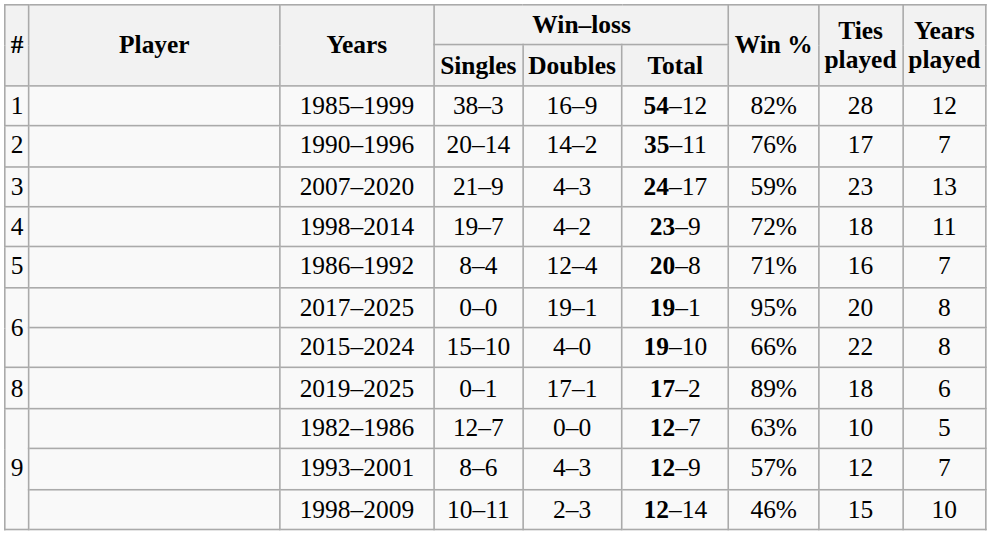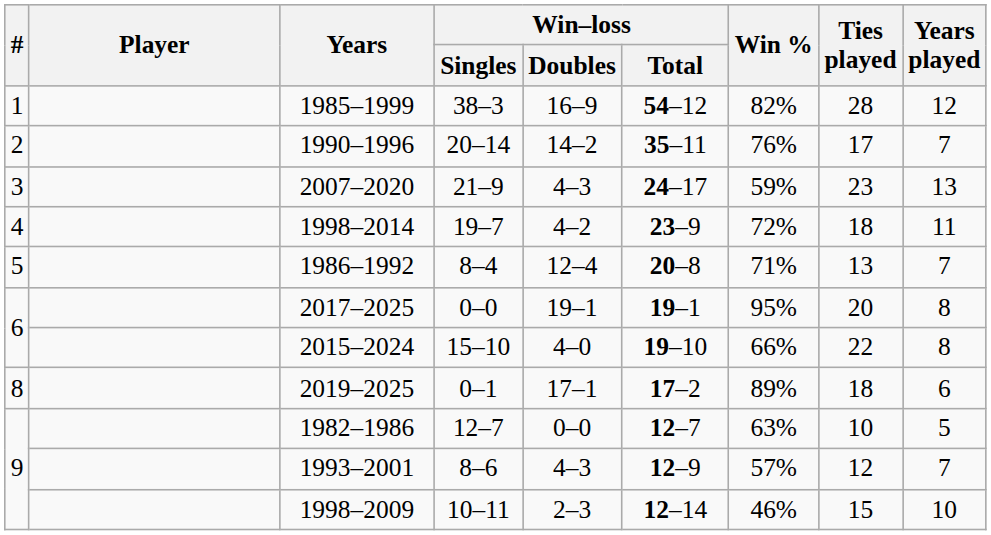(861, 266) 16 -> (861, 266) 13
